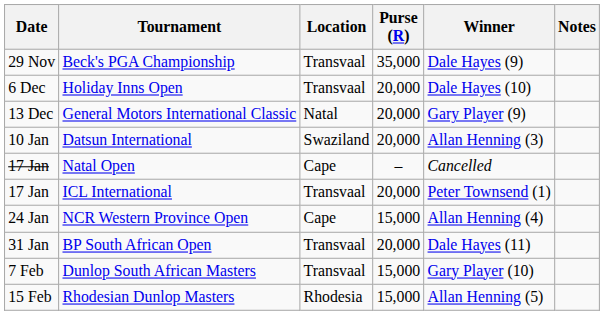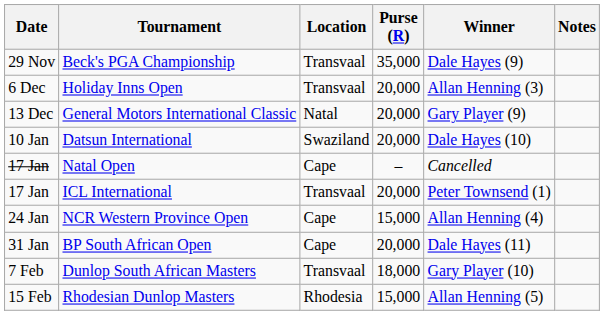(479, 88) Dale Hayes (10) -> (485, 88) Allan Henning (3)
(485, 140) Allan Henning (3) -> (479, 140) Dale Hayes (10)
(334, 244) Transvaal -> (320, 244) Cape
(398, 271) 15,000 -> (398, 271) 18,000
